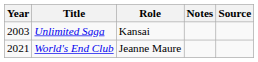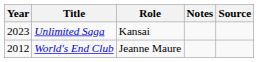(18, 31) 2003 -> (18, 31) 2023
(18, 48) 2021 -> (18, 48) 2012
